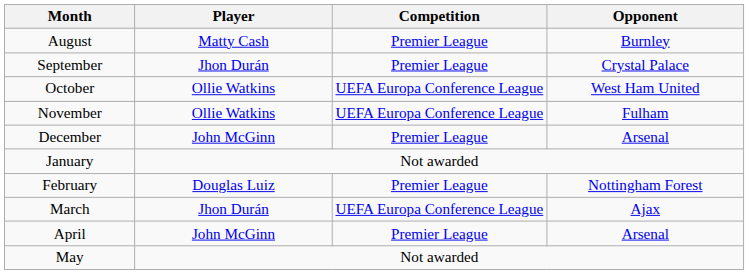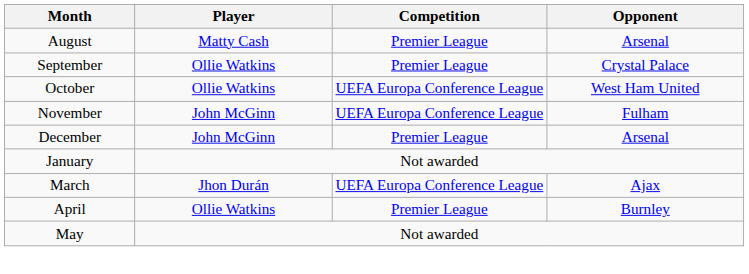(645, 40) Burnley -> (645, 40) Arsenal
(233, 64) Jhon Durán -> (233, 64) Ollie Watkins
(233, 112) Ollie Watkins -> (233, 112) John McGinn
- row: (70, 185)
(233, 233) John McGinn -> (233, 209) Ollie Watkins
(645, 233) Arsenal -> (645, 209) Burnley
